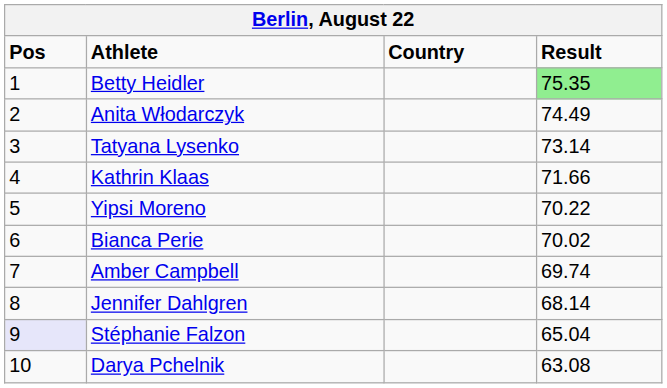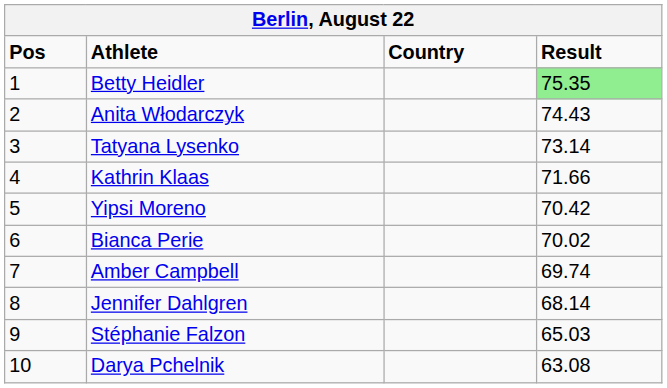(566, 114) 74.49 -> (566, 114) 74.43
(566, 209) 70.22 -> (566, 209) 70.42
(15, 334) lavender background -> (15, 334) no background
(566, 334) 65.04 -> (566, 334) 65.03
